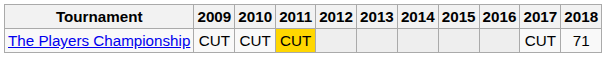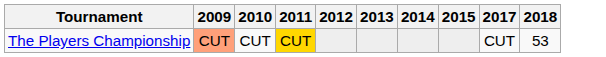- column: (500, 17)
(214, 41) no background -> (214, 41) lightsalmon background
(581, 41) 71 -> (540, 41) 53
